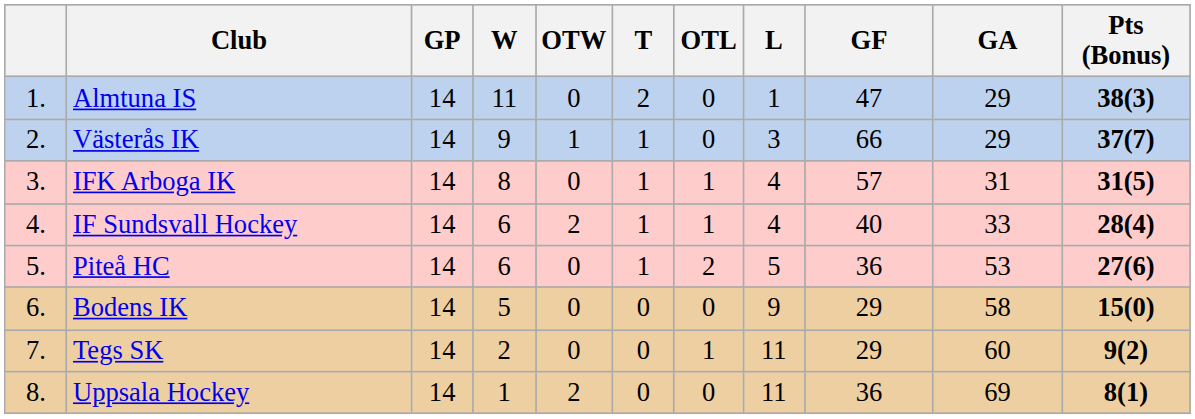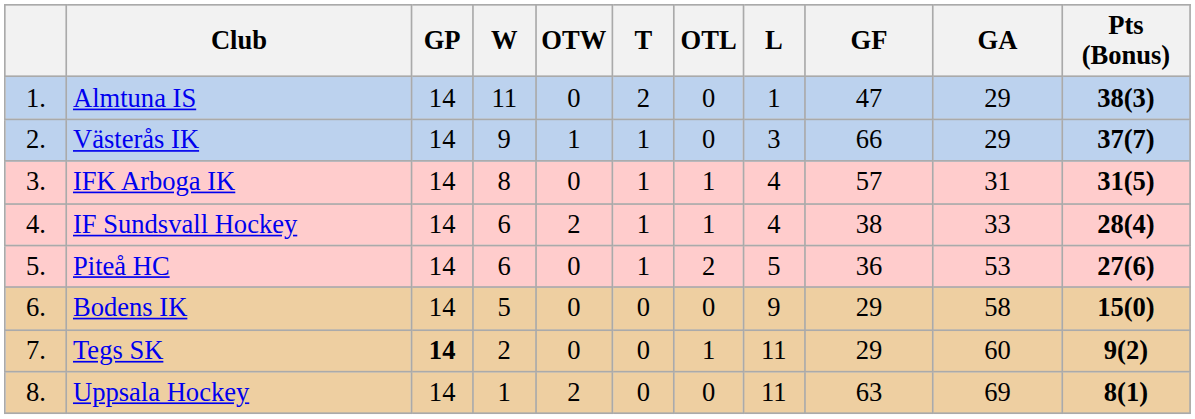(869, 223) 40 -> (869, 223) 38
(442, 350) normal -> (442, 350) bold
(869, 392) 36 -> (869, 392) 63
